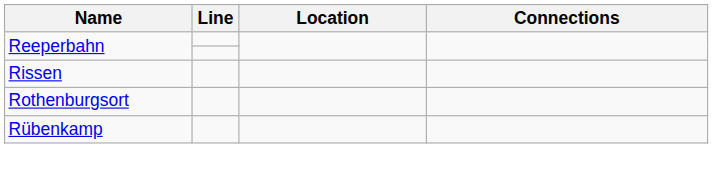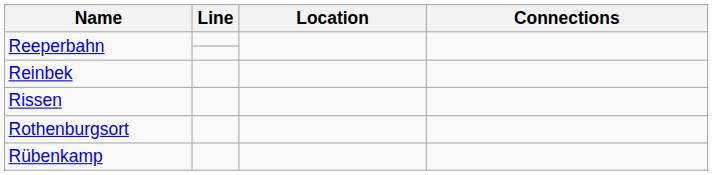+ row: (41, 73)
